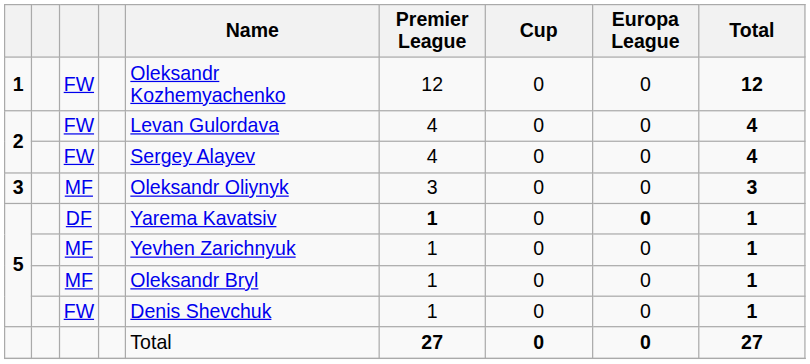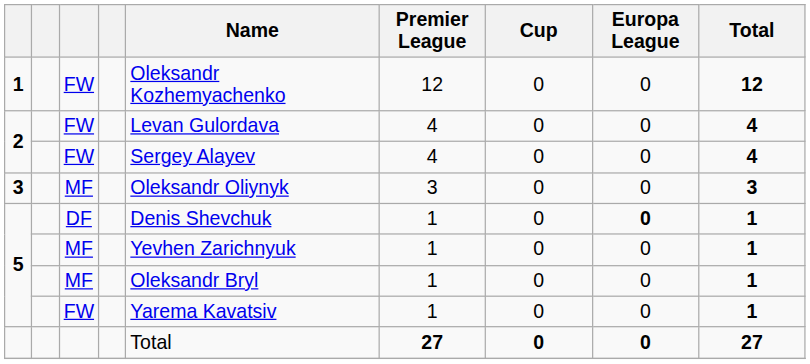(203, 218) Yarema Kavatsiv -> (201, 218) Denis Shevchuk
(432, 218) bold -> (432, 218) normal
(201, 311) Denis Shevchuk -> (203, 311) Yarema Kavatsiv
